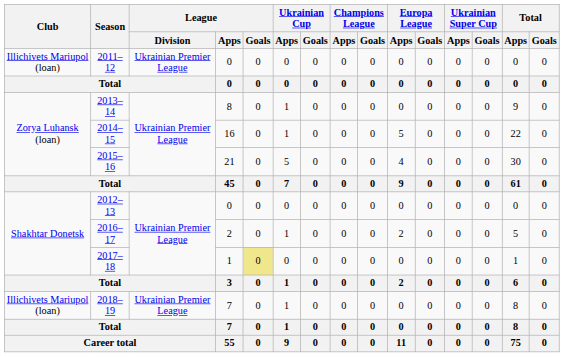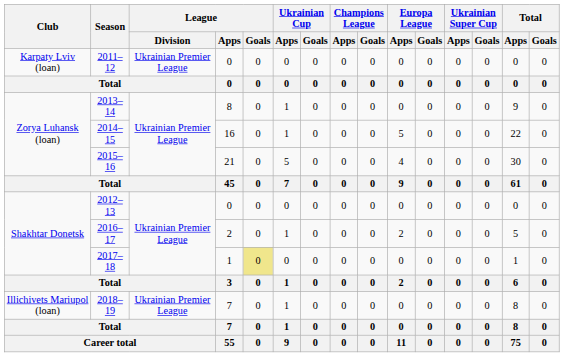(48, 62) Illichivets Mariupol (loan) -> (48, 62) Karpaty Lviv (loan)
